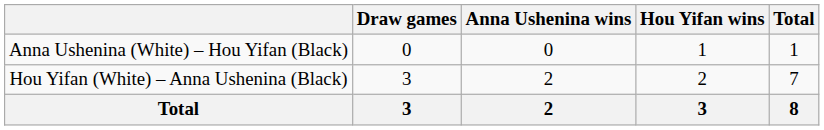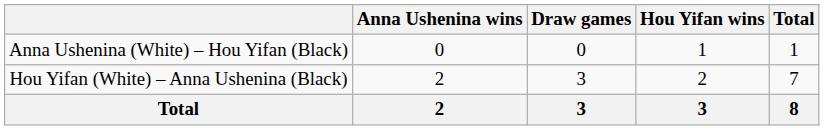columns swapped: (548, 19) <-> (407, 19)
